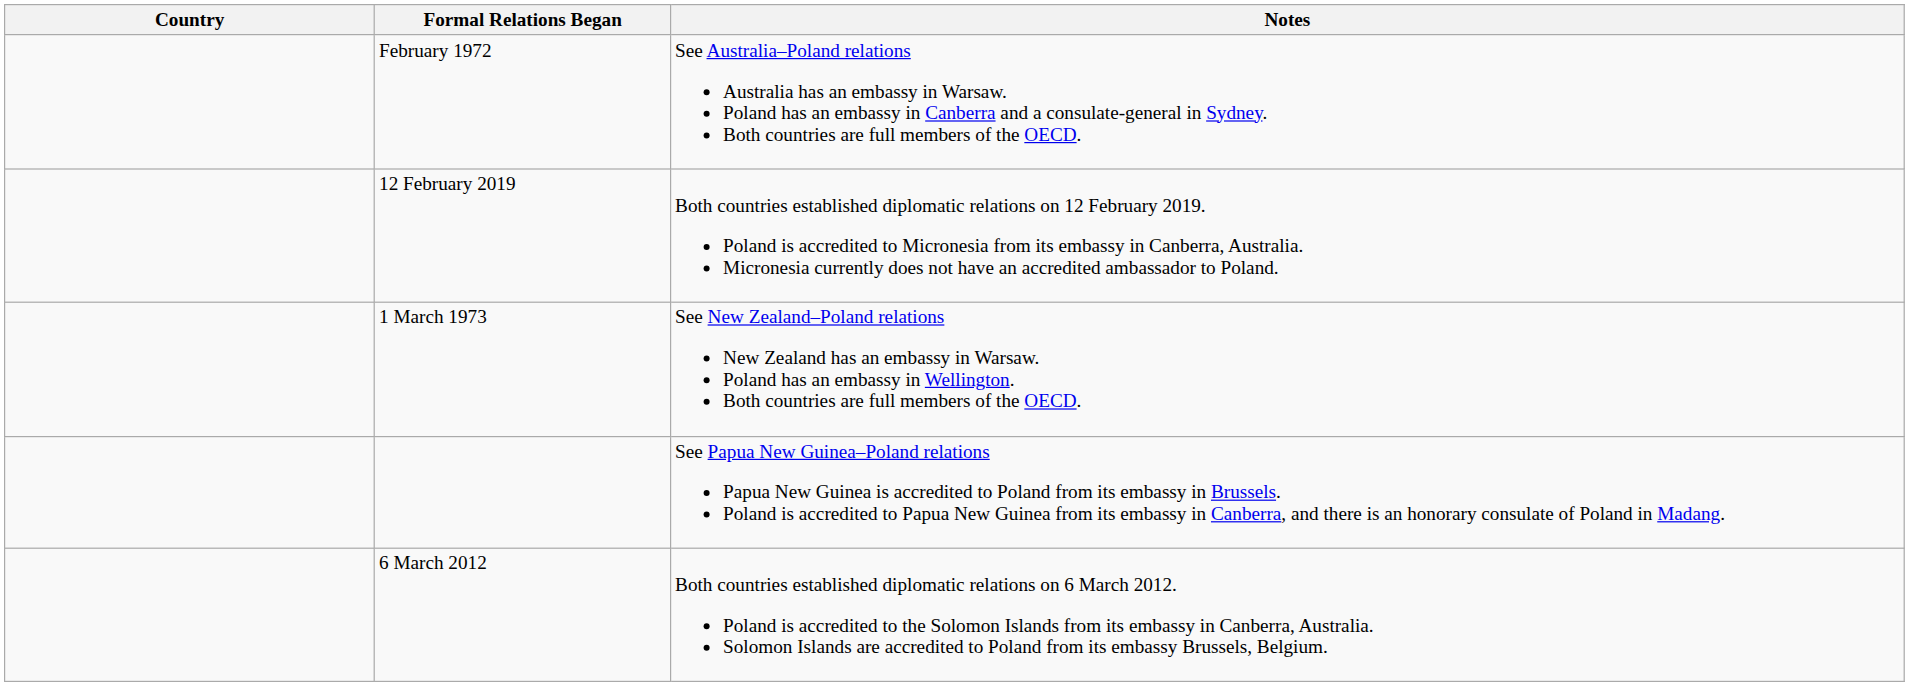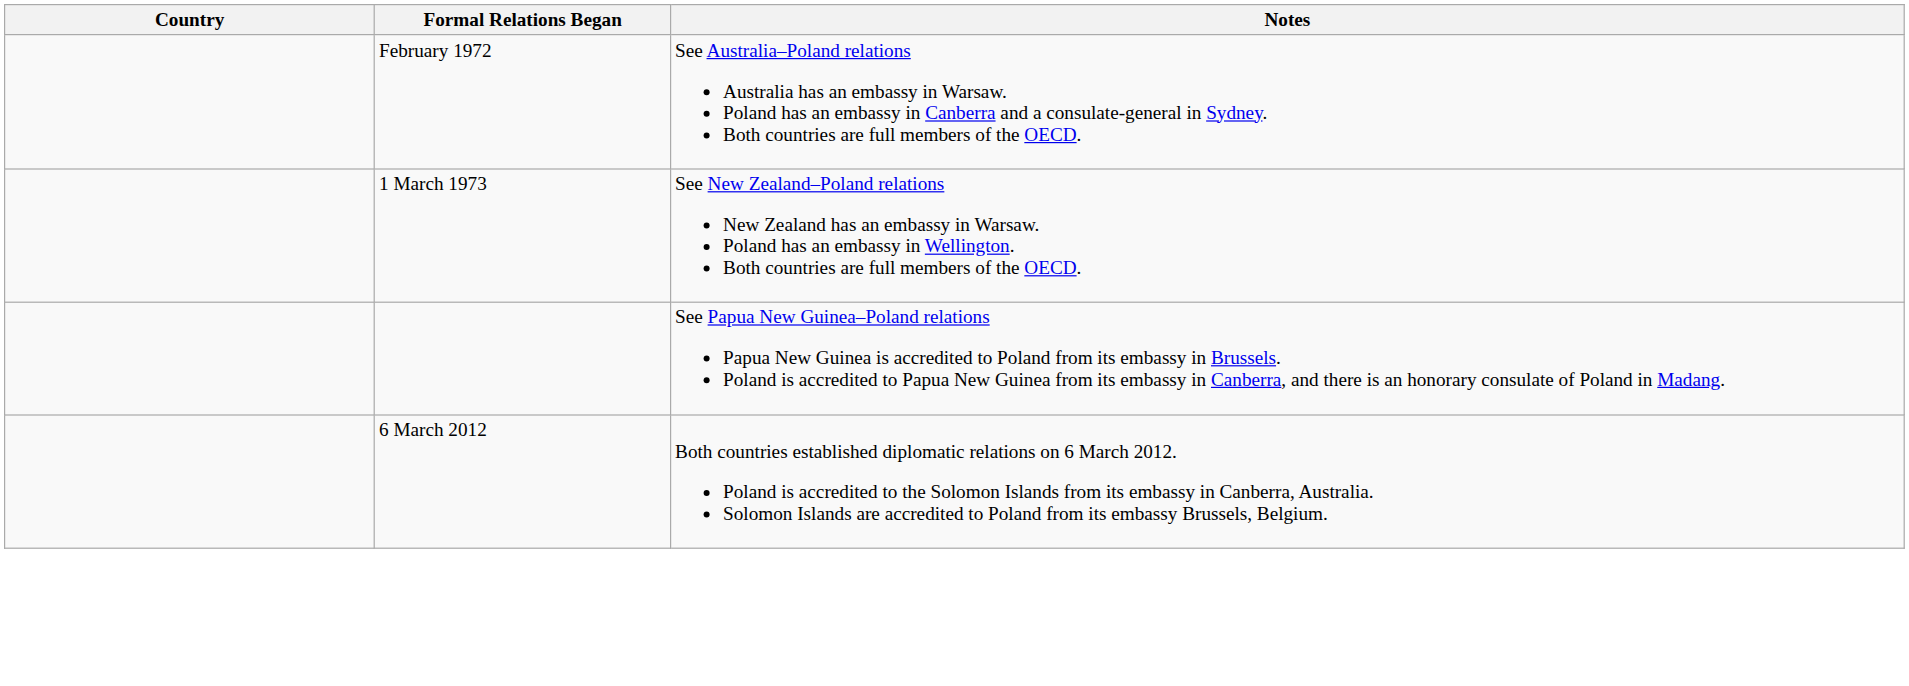- row: (447, 183)
